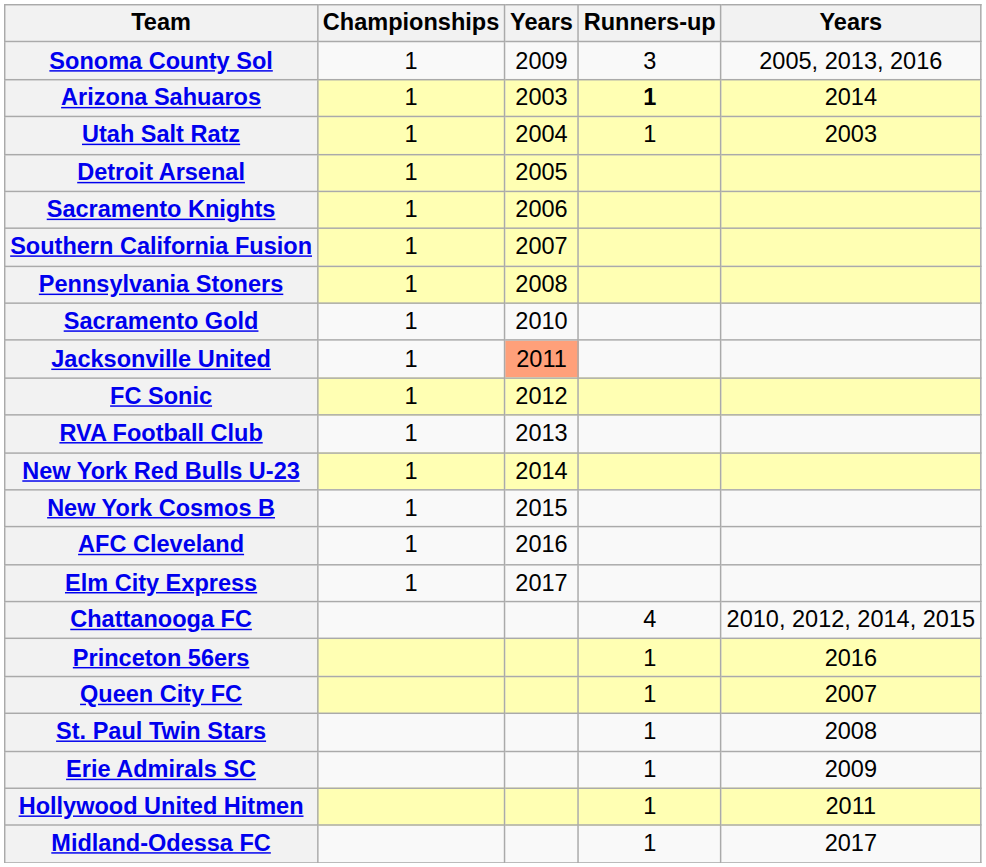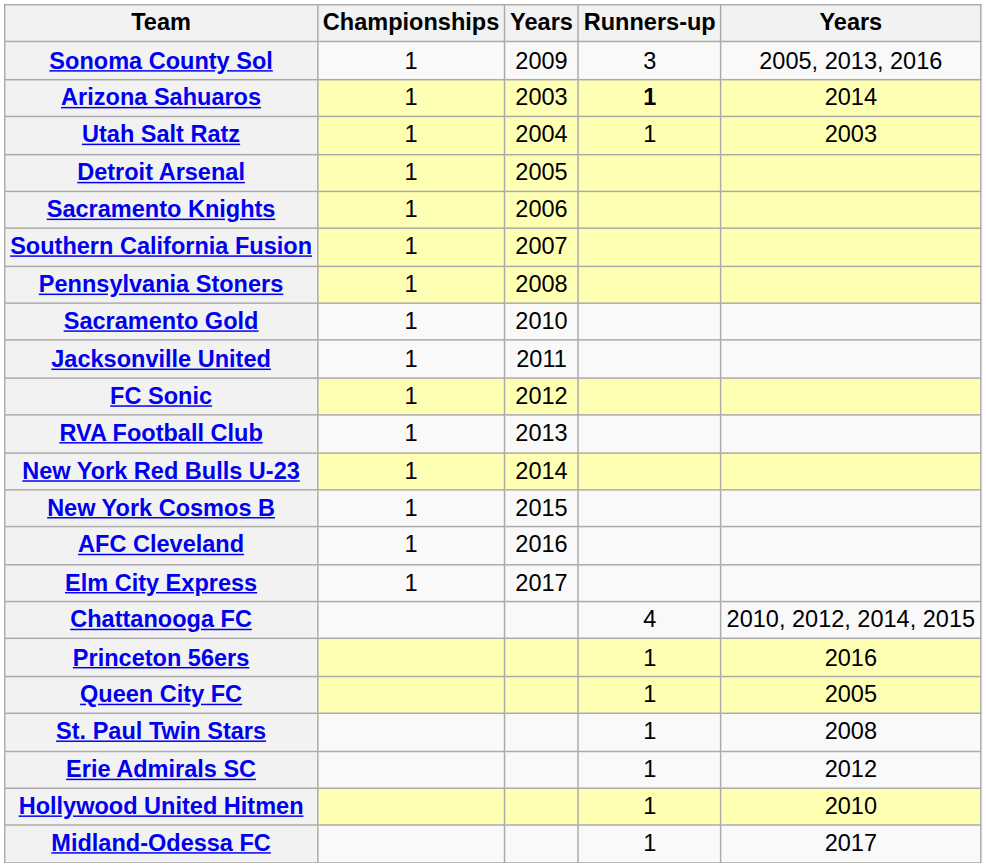(542, 358) lightsalmon background -> (542, 358) no background
(851, 694) 2007 -> (851, 694) 2005
(851, 769) 2009 -> (851, 769) 2012
(851, 806) 2011 -> (851, 806) 2010
